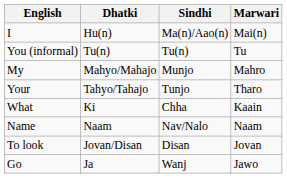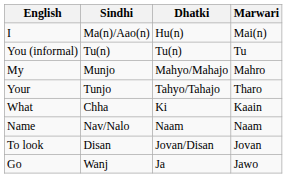columns swapped: (120, 13) <-> (195, 13)
